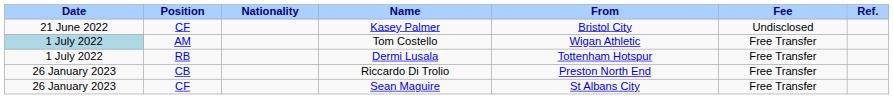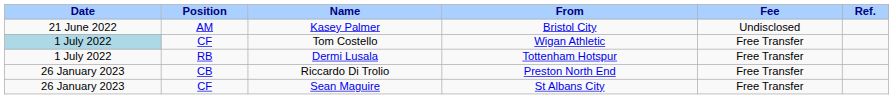- column: (270, 11)
(183, 26) CF -> (205, 26) AM
(183, 41) AM -> (205, 41) CF
